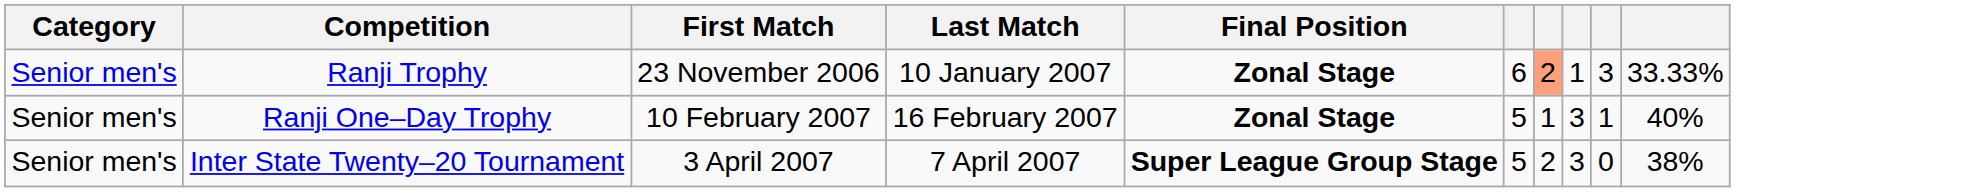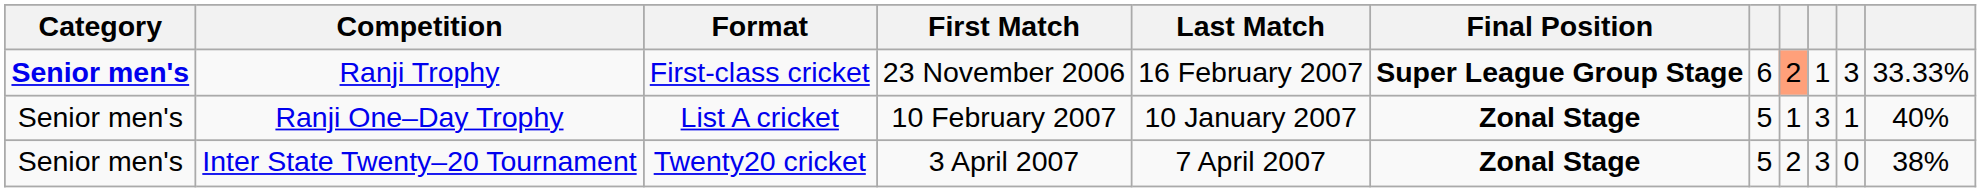+ column: (760, 27)
(94, 72) normal -> (100, 72) bold
(1005, 72) 10 January 2007 -> (1251, 72) 16 February 2007
(1314, 72) Zonal Stage -> (1560, 72) Super League Group Stage
(1005, 117) 16 February 2007 -> (1251, 117) 10 January 2007
(1314, 162) Super League Group Stage -> (1560, 162) Zonal Stage
